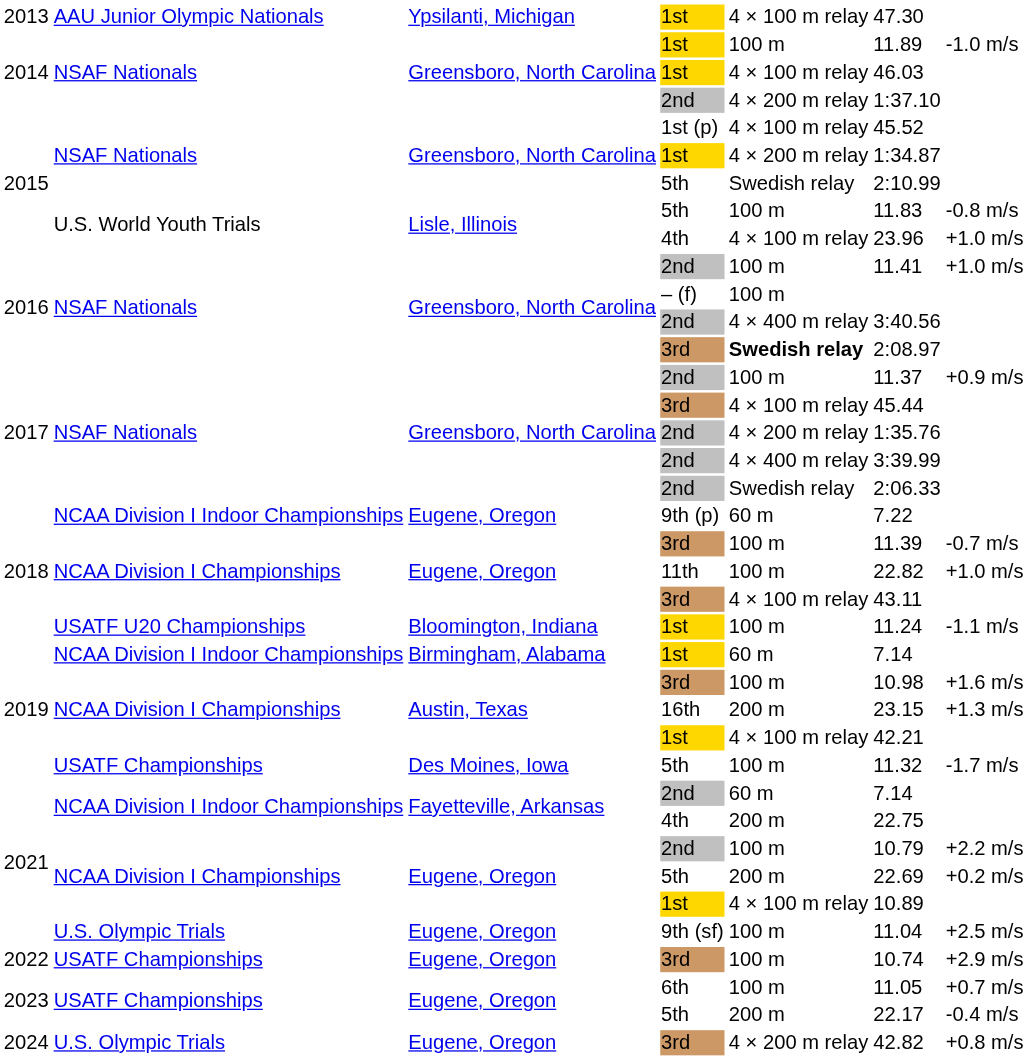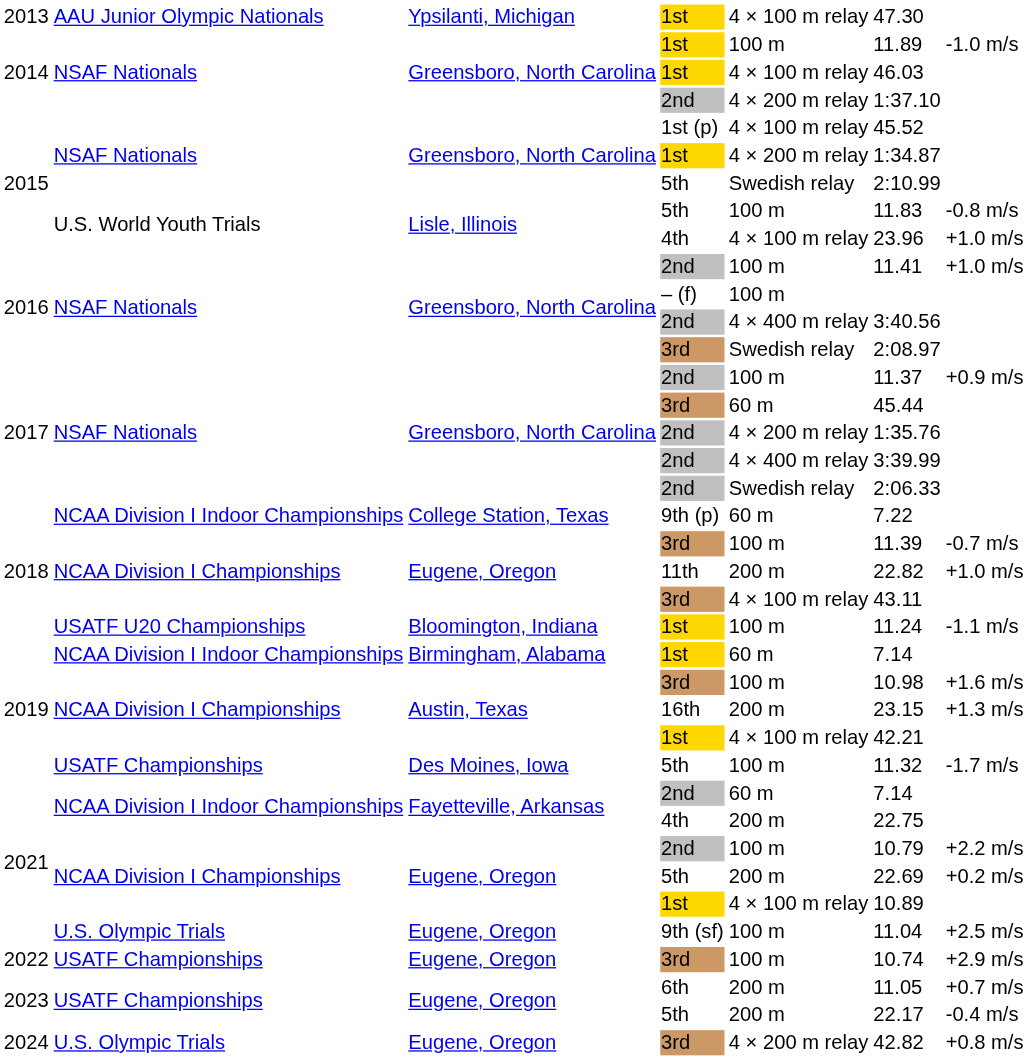(796, 349) bold -> (792, 349) normal
(799, 405) 4 × 100 m relay -> (751, 405) 60 m
(482, 515) Eugene, Oregon -> (508, 515) College Station, Texas
(757, 571) 100 m -> (757, 571) 200 m
(757, 987) 100 m -> (757, 987) 200 m
